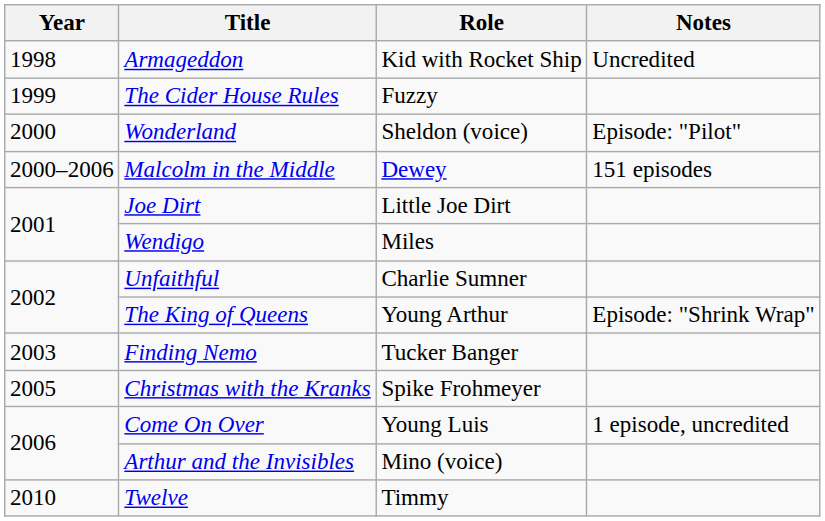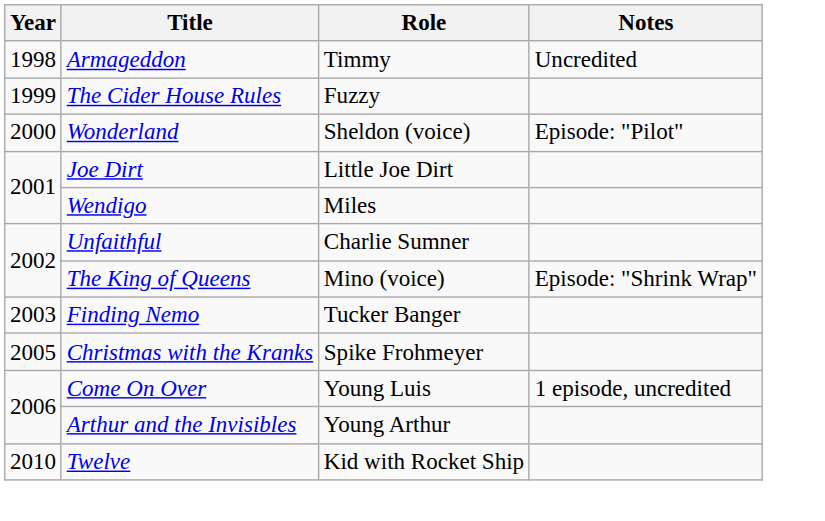(482, 59) Kid with Rocket Ship -> (357, 59) Timmy
- row: (230, 168)
(445, 315) Young Arthur -> (384, 278) Mino (voice)
(442, 461) Mino (voice) -> (387, 424) Young Arthur
(415, 497) Timmy -> (424, 461) Kid with Rocket Ship
